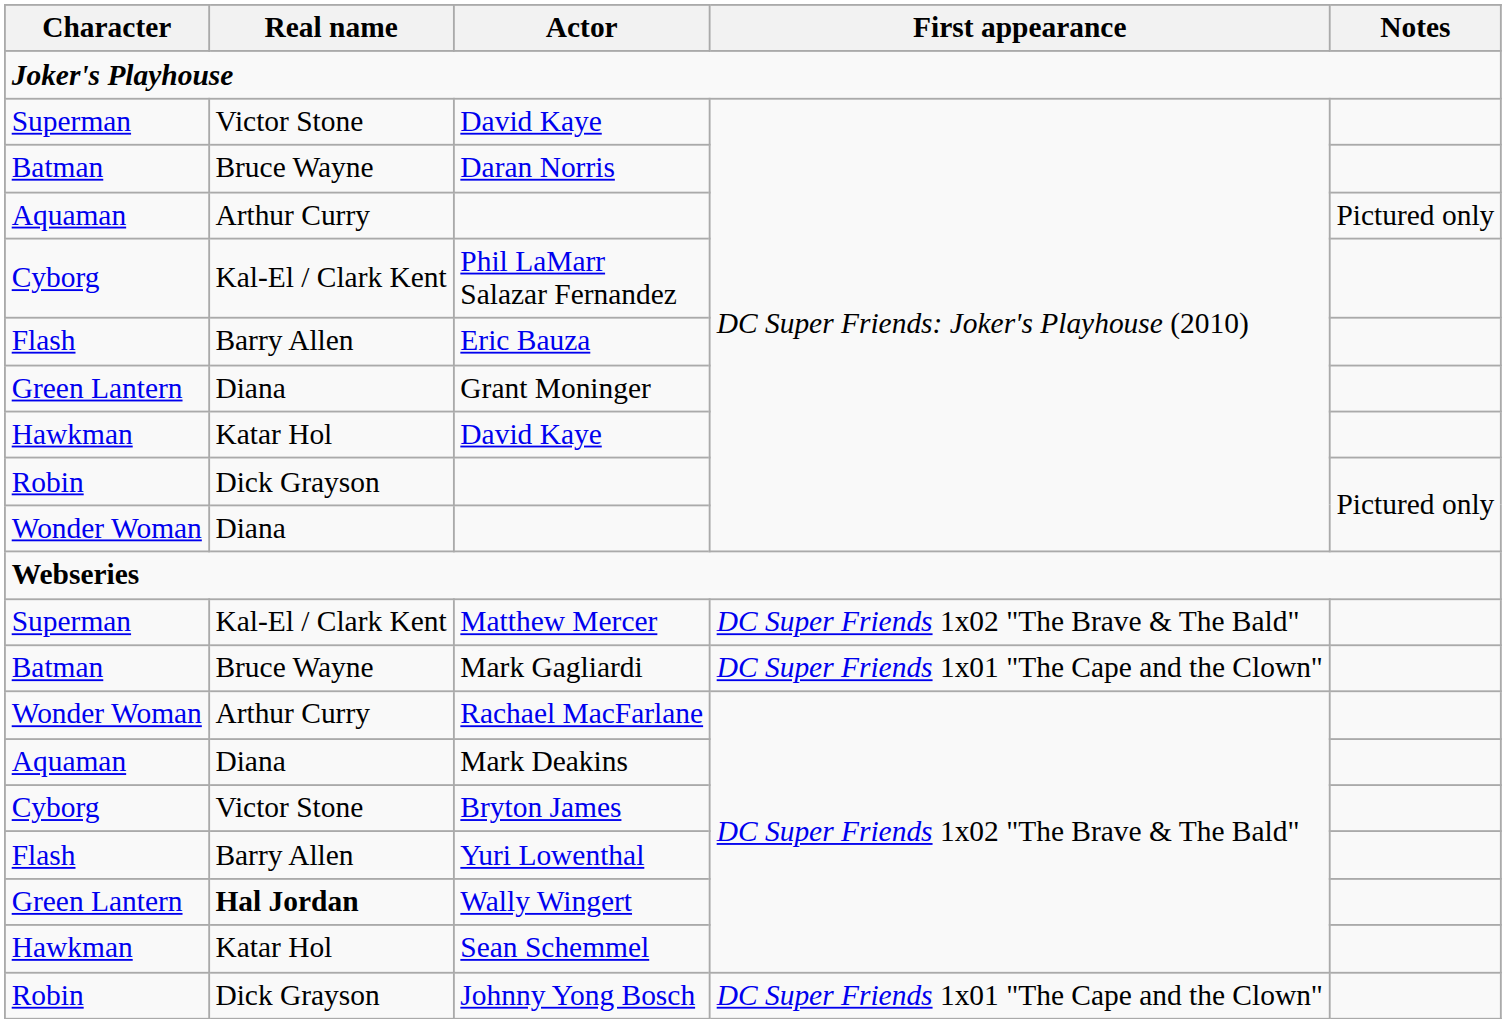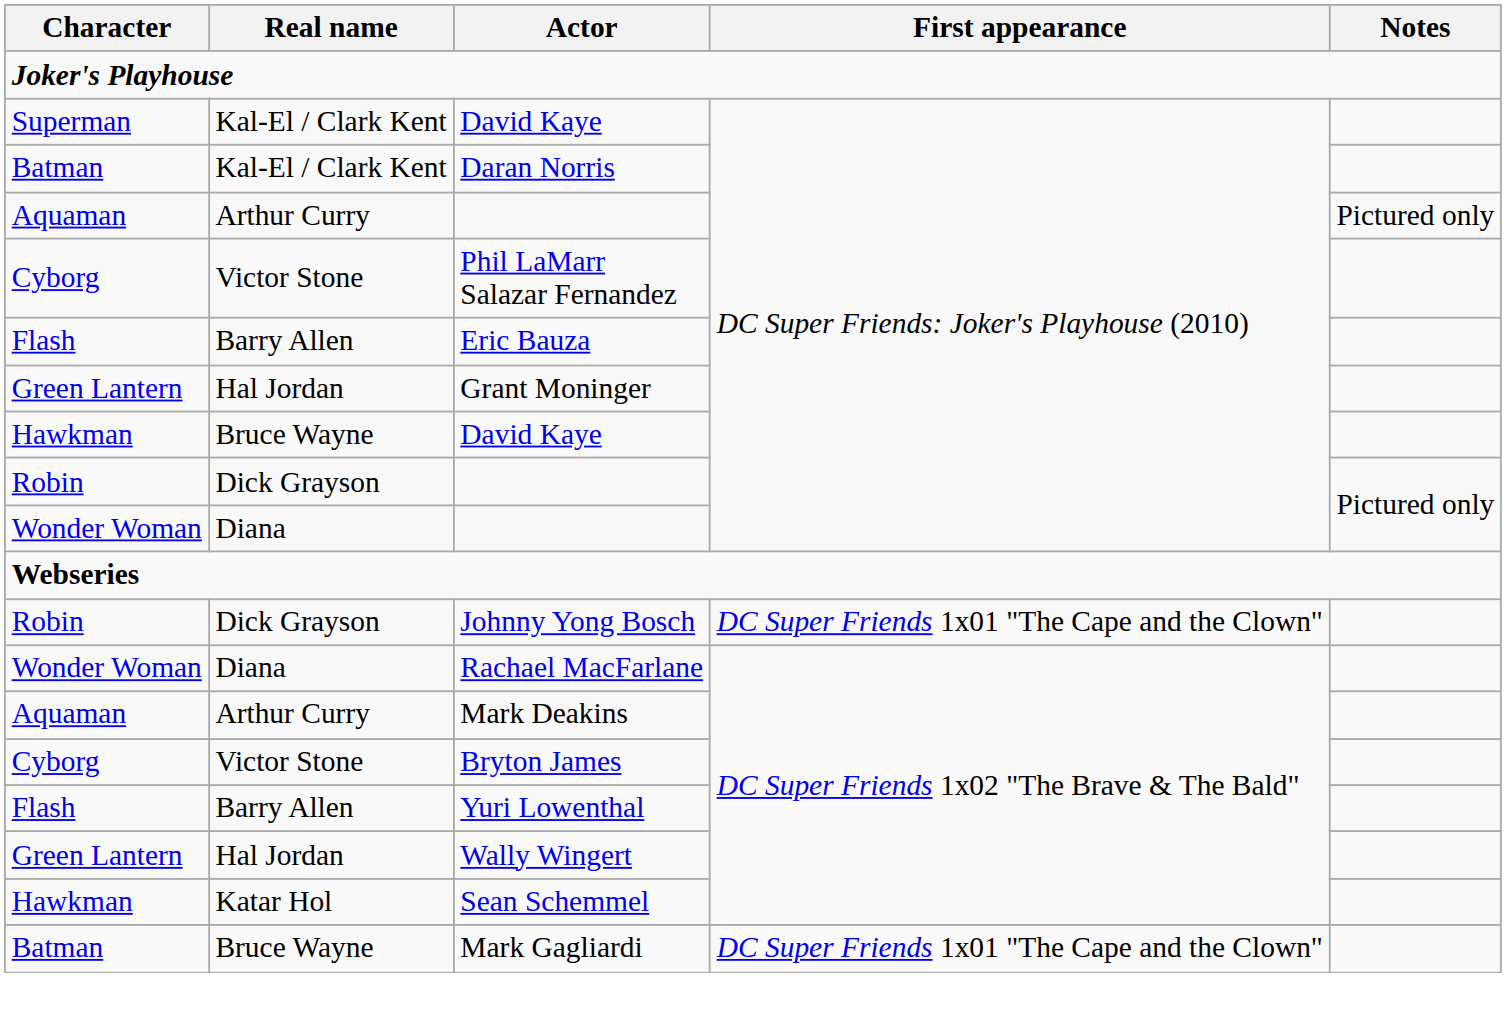(289, 121) Victor Stone -> (331, 121) Kal-El / Clark Kent
(294, 167) Bruce Wayne -> (331, 167) Kal-El / Clark Kent
(331, 277) Kal-El / Clark Kent -> (289, 277) Victor Stone
(251, 387) Diana -> (280, 387) Hal Jordan
(274, 434) Katar Hol -> (294, 434) Bruce Wayne
- row: (71, 621)
rows swapped: (57, 667) <-> (48, 994)
(293, 714) Arthur Curry -> (251, 667) Diana
(251, 761) Diana -> (293, 714) Arthur Curry
(287, 901) bold -> (280, 854) normal
